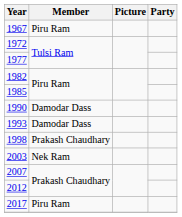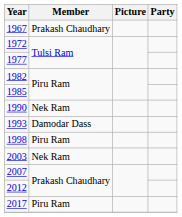(51, 28) Piru Ram -> (71, 28) Prakash Chaudhary
(61, 108) Damodar Dass -> (51, 108) Nek Ram
(71, 140) Prakash Chaudhary -> (51, 140) Piru Ram
